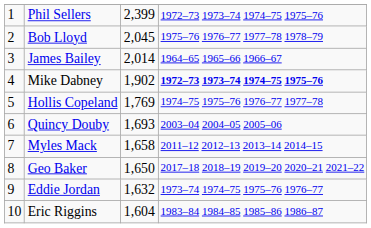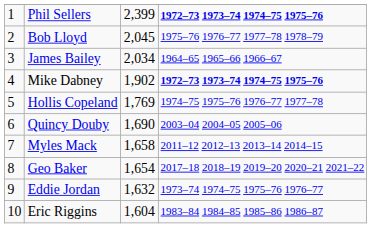(242, 15) normal -> (242, 15) bold
(139, 59) 2,014 -> (139, 59) 2,034
(139, 124) 1,693 -> (139, 124) 1,690
(139, 168) 1,650 -> (139, 168) 1,654
